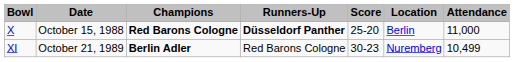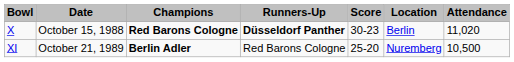(365, 30) 25-20 -> (365, 30) 30-23
(463, 30) 11,000 -> (463, 30) 11,020
(365, 48) 30-23 -> (365, 48) 25-20
(464, 48) 10,499 -> (464, 48) 10,500
